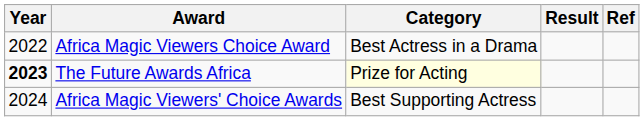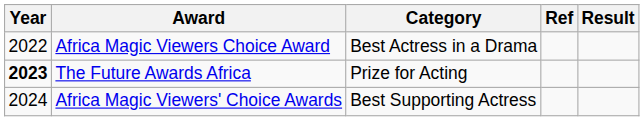columns swapped: (572, 18) <-> (621, 18)
(409, 73) lightyellow background -> (409, 73) no background
